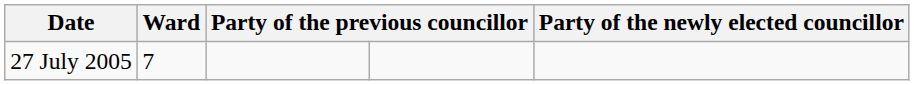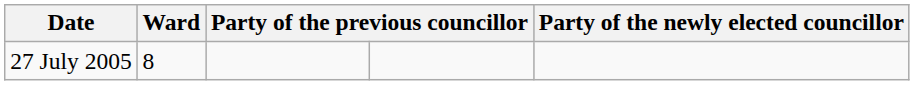(148, 60) 7 -> (148, 60) 8
